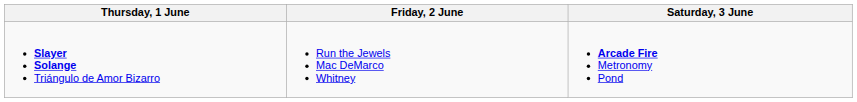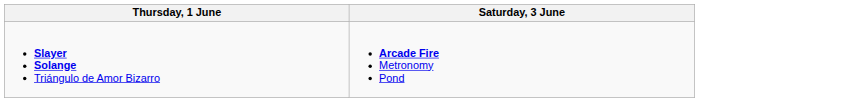- column: (427, 13)
